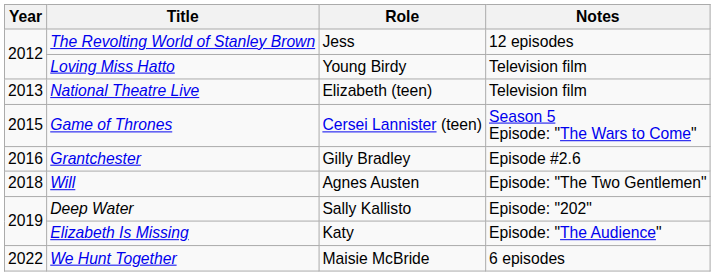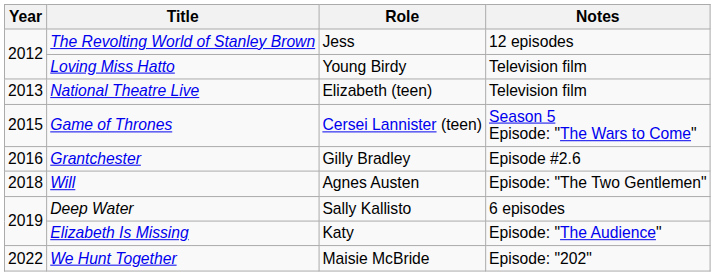(540, 208) Episode: "202" -> (527, 208) 6 episodes
(527, 258) 6 episodes -> (540, 258) Episode: "202"
